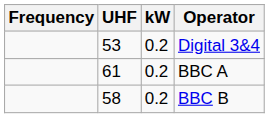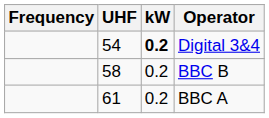(111, 44) 53 -> (111, 44) 54
(157, 44) normal -> (157, 44) bold
rows swapped: (203, 98) <-> (203, 71)
